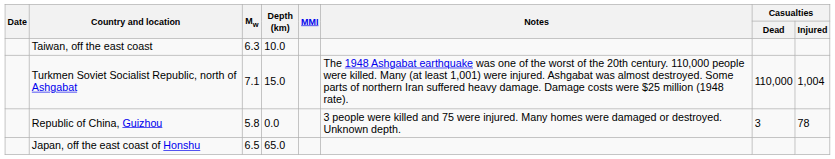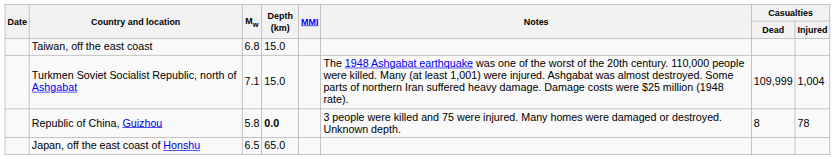(252, 47) 6.3 -> (252, 47) 6.8
(275, 47) 10.0 -> (275, 47) 15.0
(774, 82) 110,000 -> (773, 82) 109,999
(272, 123) normal -> (272, 123) bold
(758, 123) 3 -> (757, 123) 8
